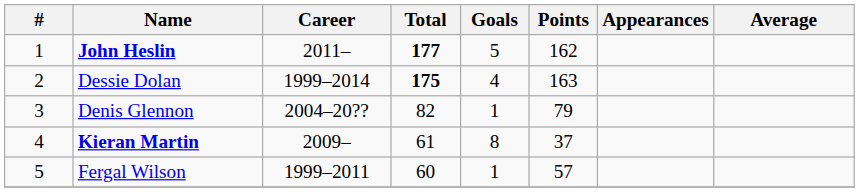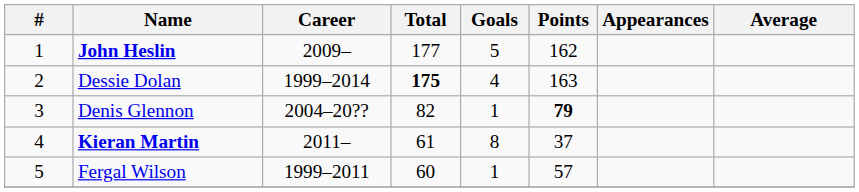(327, 50) 2011– -> (327, 50) 2009–
(426, 50) bold -> (426, 50) normal
(563, 111) normal -> (563, 111) bold
(327, 141) 2009– -> (327, 141) 2011–
